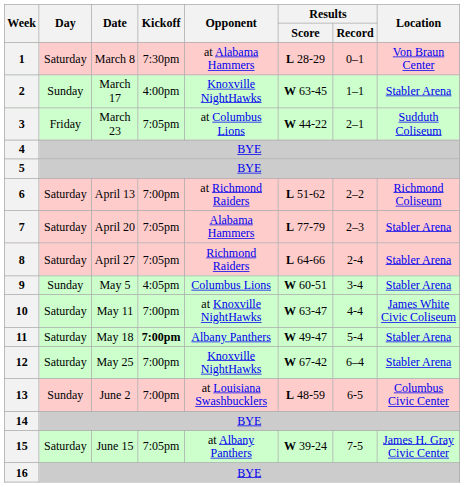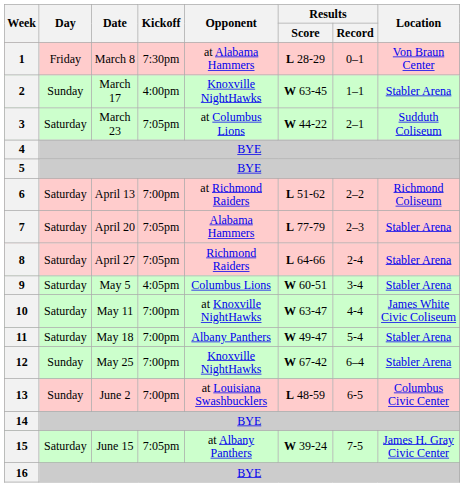(65, 58) Saturday -> (65, 58) Friday
(65, 123) Friday -> (65, 123) Saturday
(65, 285) Sunday -> (65, 285) Saturday
(161, 336) bold -> (161, 336) normal
(65, 362) Saturday -> (65, 362) Sunday
